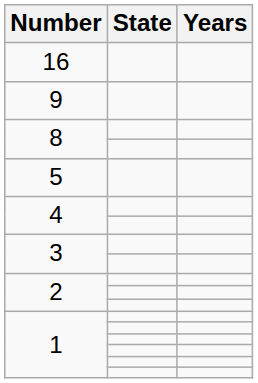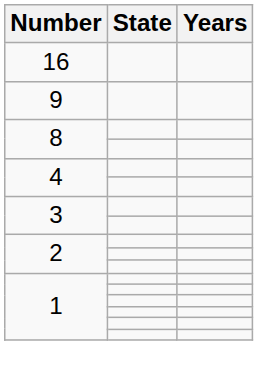- row: (56, 176)
